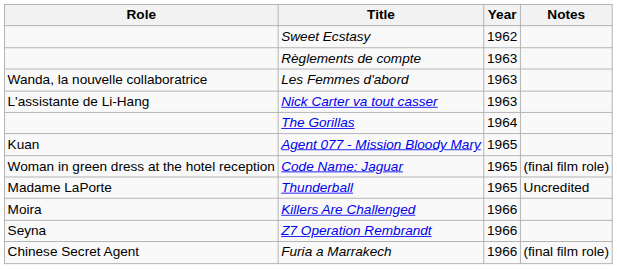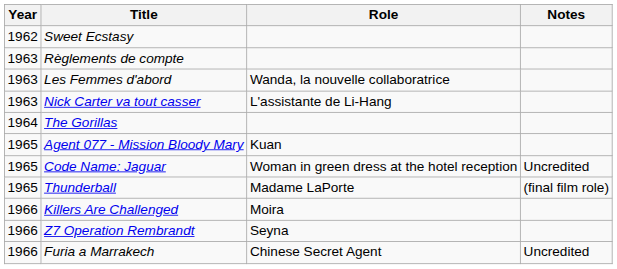columns swapped: (502, 15) <-> (141, 15)
(566, 166) (final film role) -> (556, 166) Uncredited
(556, 187) Uncredited -> (566, 187) (final film role)
(566, 252) (final film role) -> (556, 252) Uncredited
